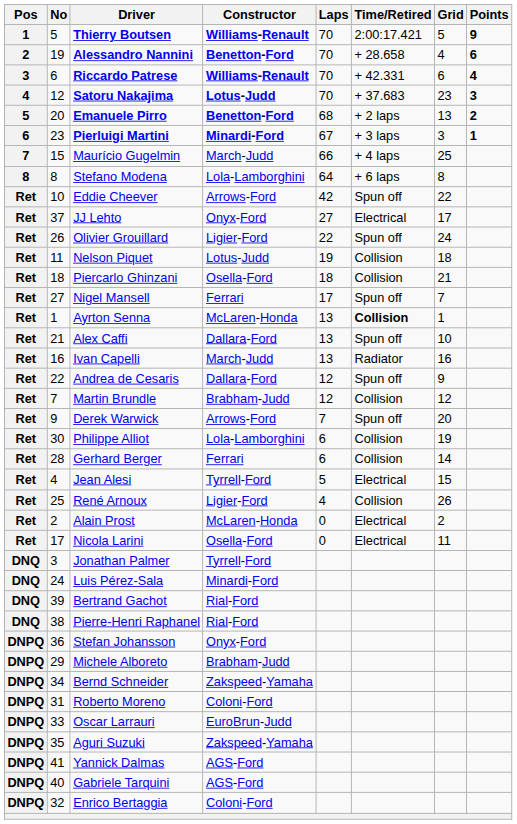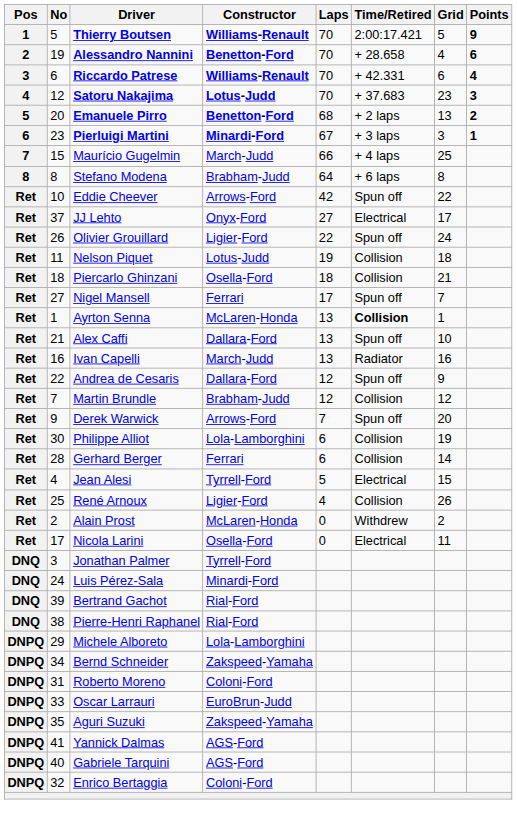(255, 176) Lola-Lamborghini -> (248, 176) Brabham-Judd
(380, 520) Electrical -> (381, 520) Withdrew
- row: (124, 641)
(248, 662) Brabham-Judd -> (255, 641) Lola-Lamborghini
